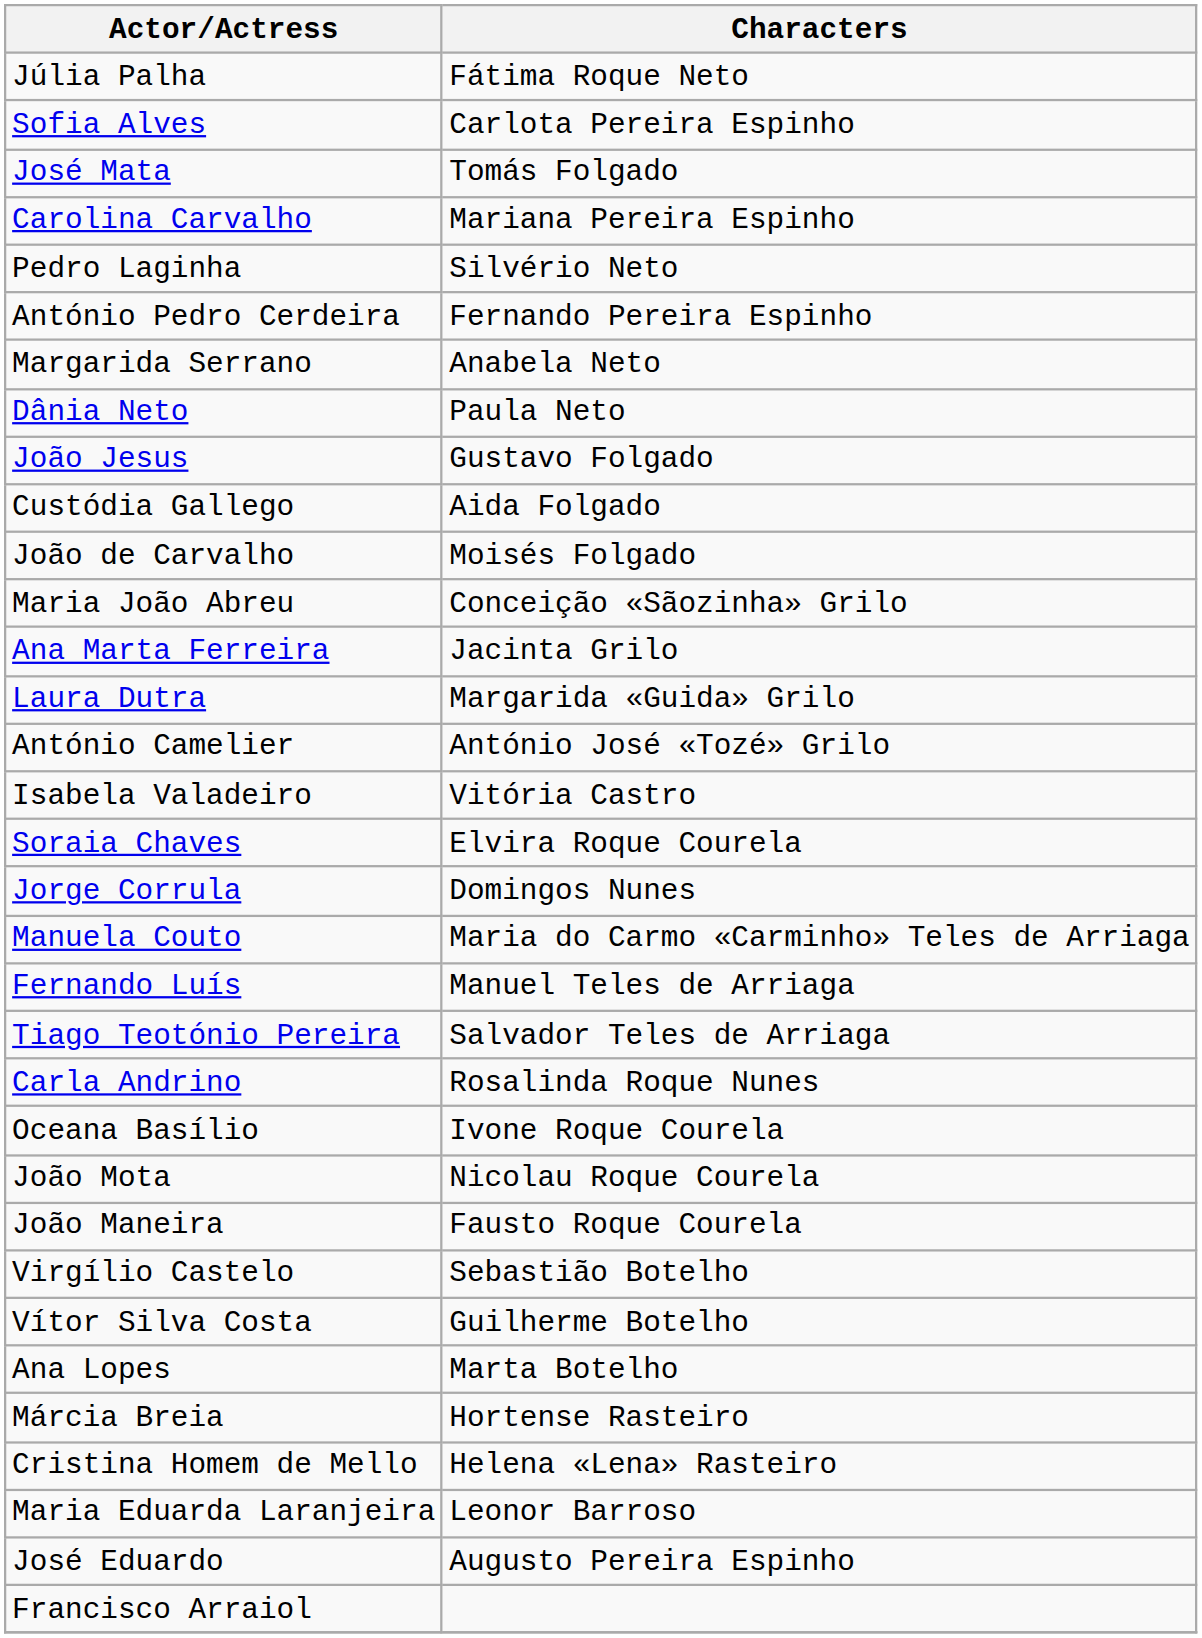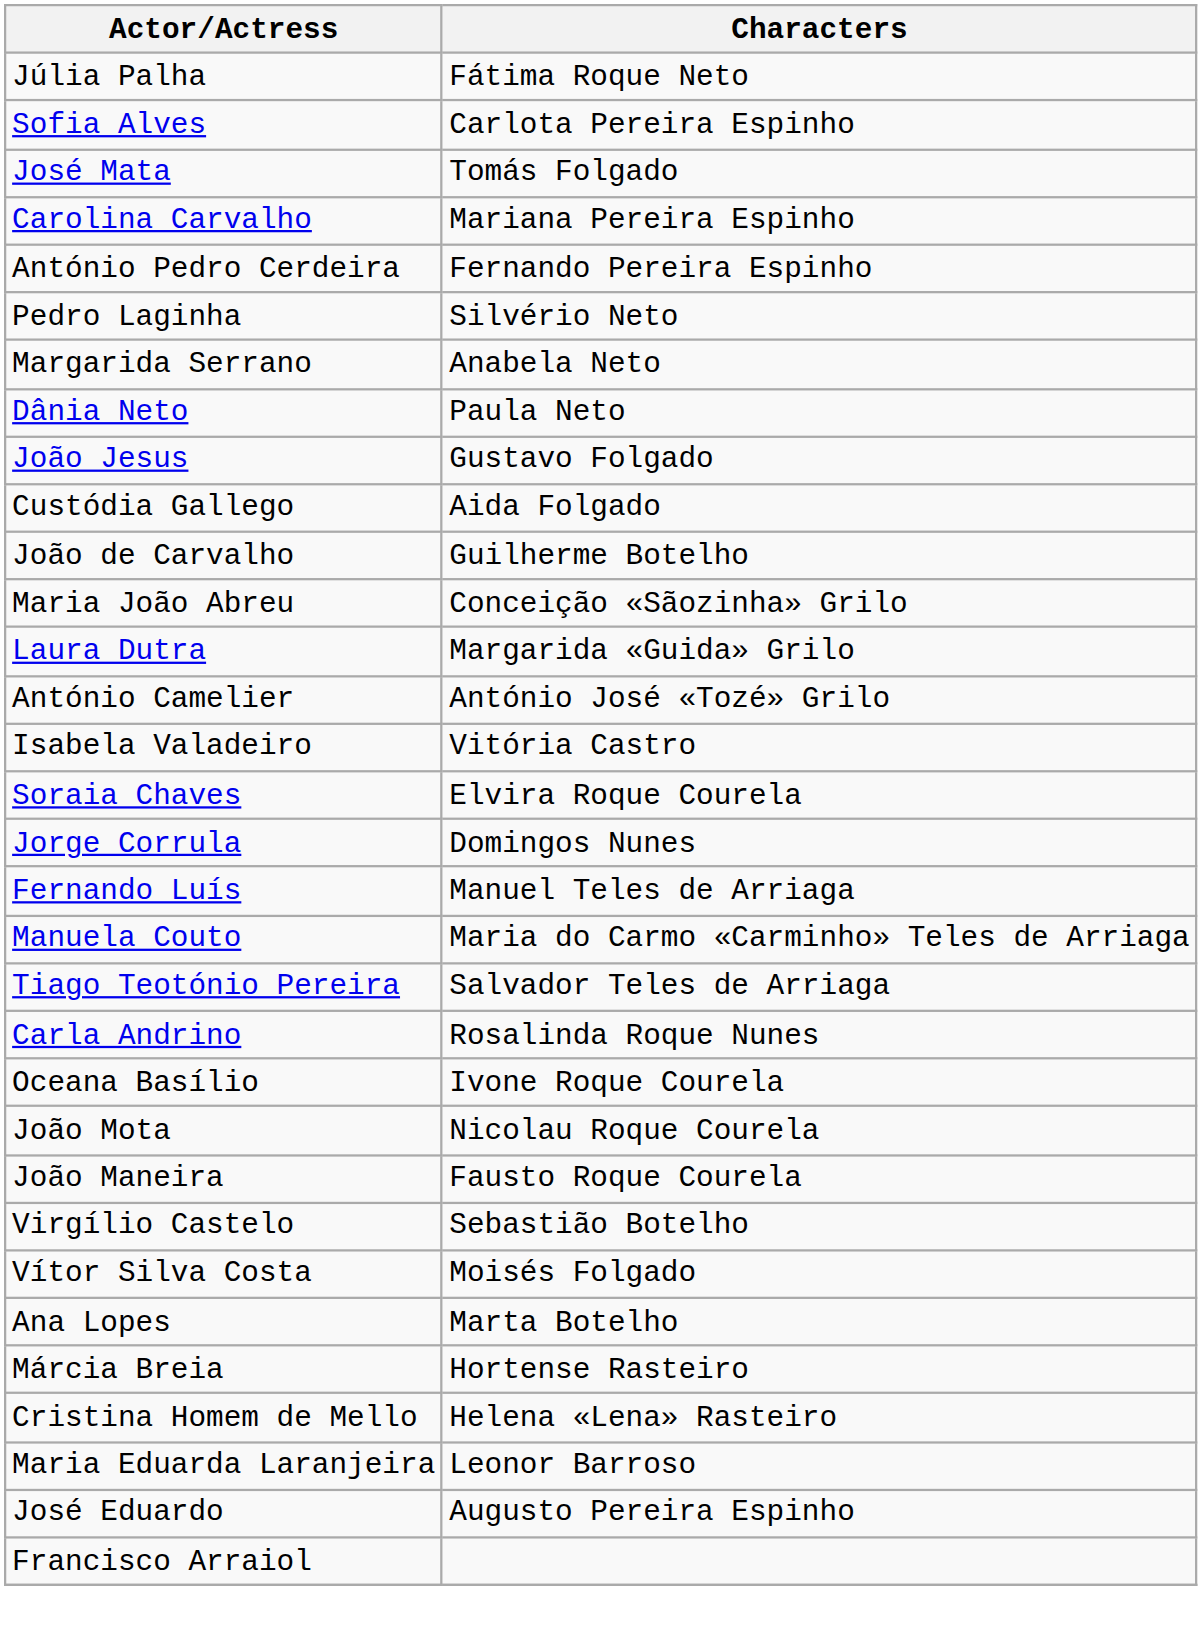rows swapped: (206, 316) <-> (127, 268)
(573, 556) Moisés Folgado -> (599, 556) Guilherme Botelho
- row: (171, 652)
rows swapped: (127, 939) <-> (127, 987)
(599, 1322) Guilherme Botelho -> (573, 1274) Moisés Folgado
